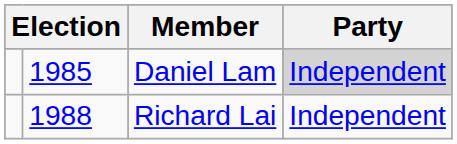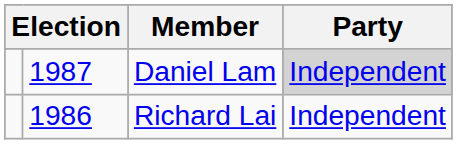(61, 71) 1985 -> (61, 71) 1987
(61, 116) 1988 -> (61, 116) 1986
